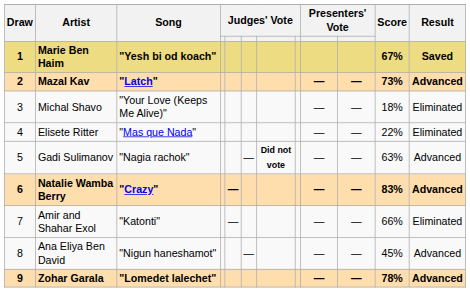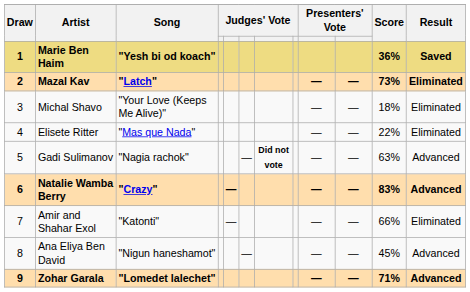(392, 57) 67% -> (389, 57) 36%
(437, 82) Advanced -> (436, 82) Eliminated
(392, 278) 78% -> (389, 278) 71%
